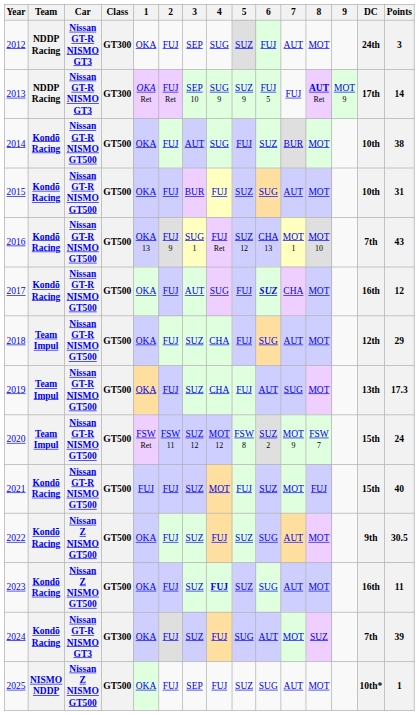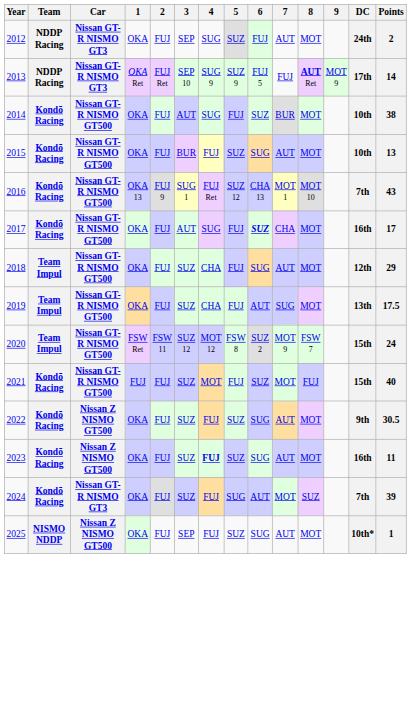- column: (117, 12)
(399, 45) 3 -> (391, 39) 2
(399, 193) 31 -> (391, 153) 13
(399, 291) 12 -> (391, 230) 17
(399, 390) 17.3 -> (391, 306) 17.5
